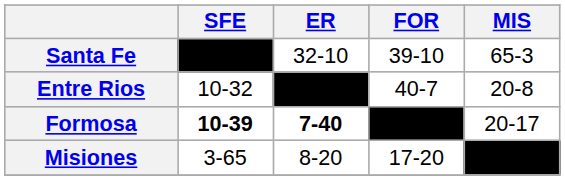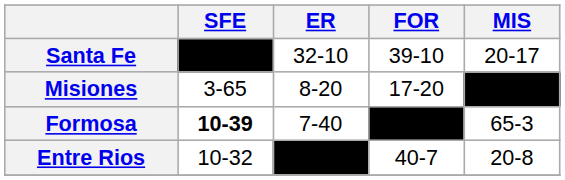(512, 56) 65-3 -> (512, 56) 20-17
rows swapped: (91, 90) <-> (91, 158)
(321, 124) bold -> (321, 124) normal
(512, 124) 20-17 -> (512, 124) 65-3
